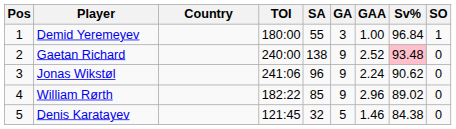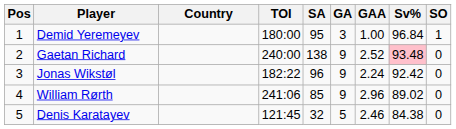(317, 34) 55 -> (317, 34) 95
(281, 74) 241:06 -> (281, 74) 182:22
(408, 74) 90.62 -> (408, 74) 92.42
(281, 94) 182:22 -> (281, 94) 241:06
(372, 114) 1.46 -> (372, 114) 2.46
